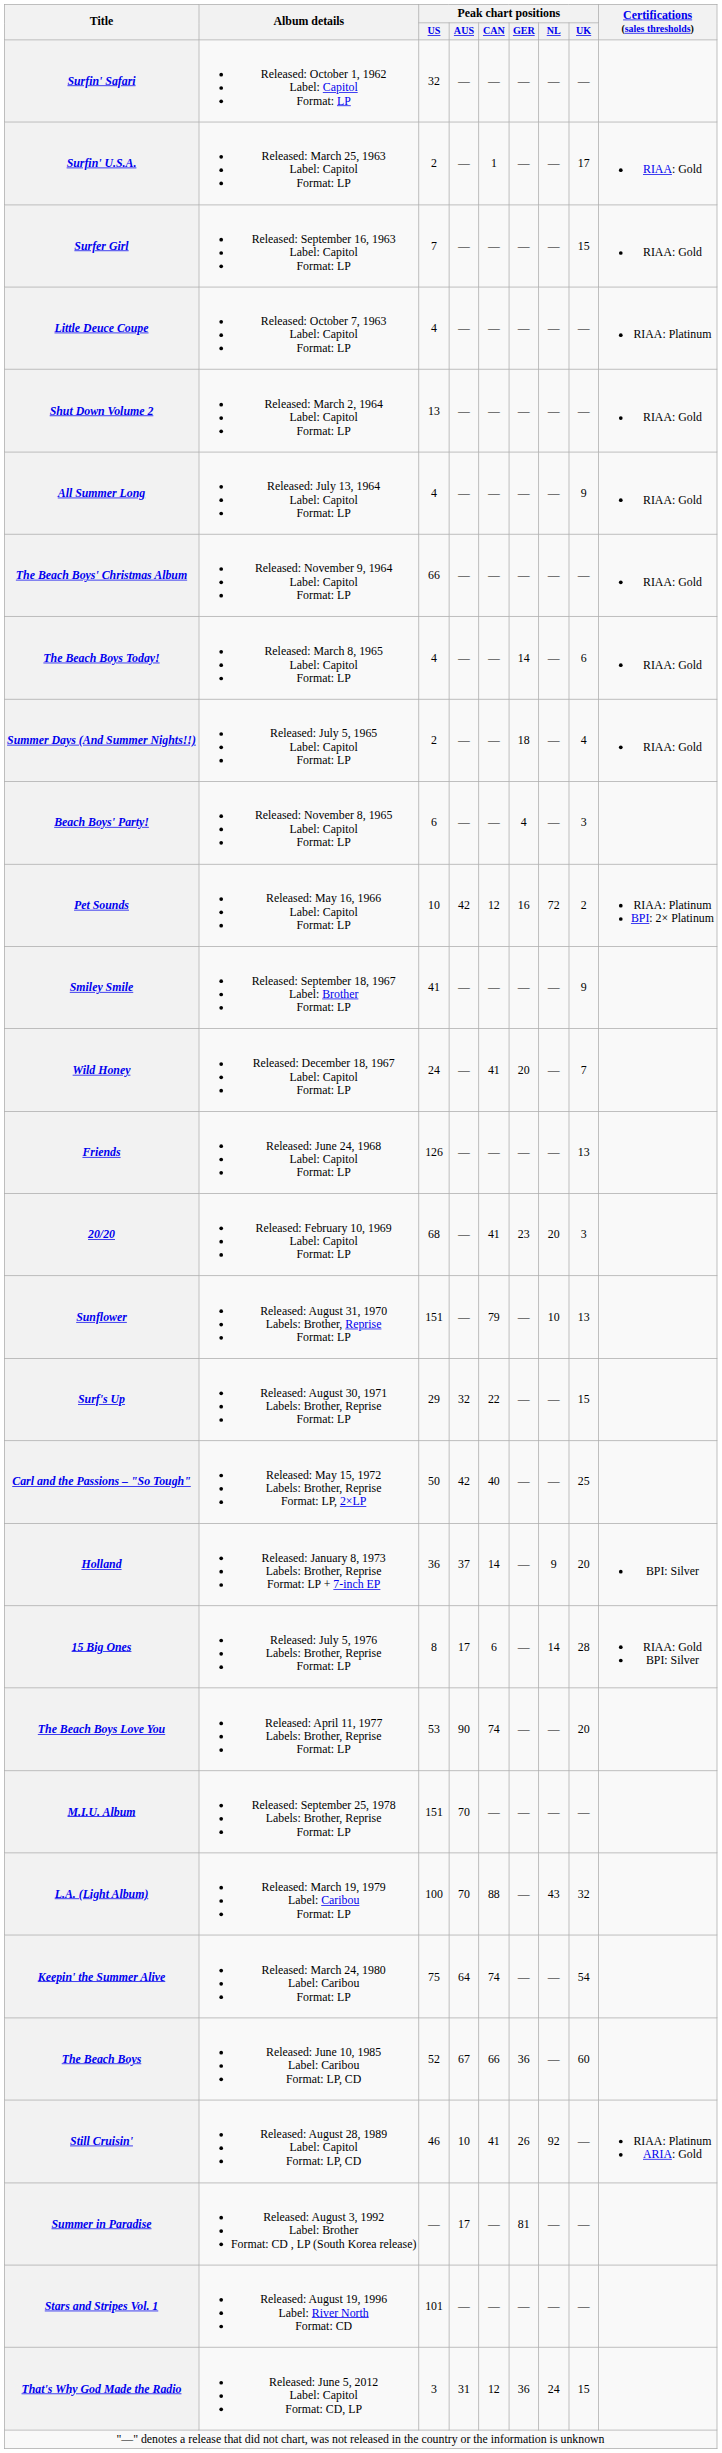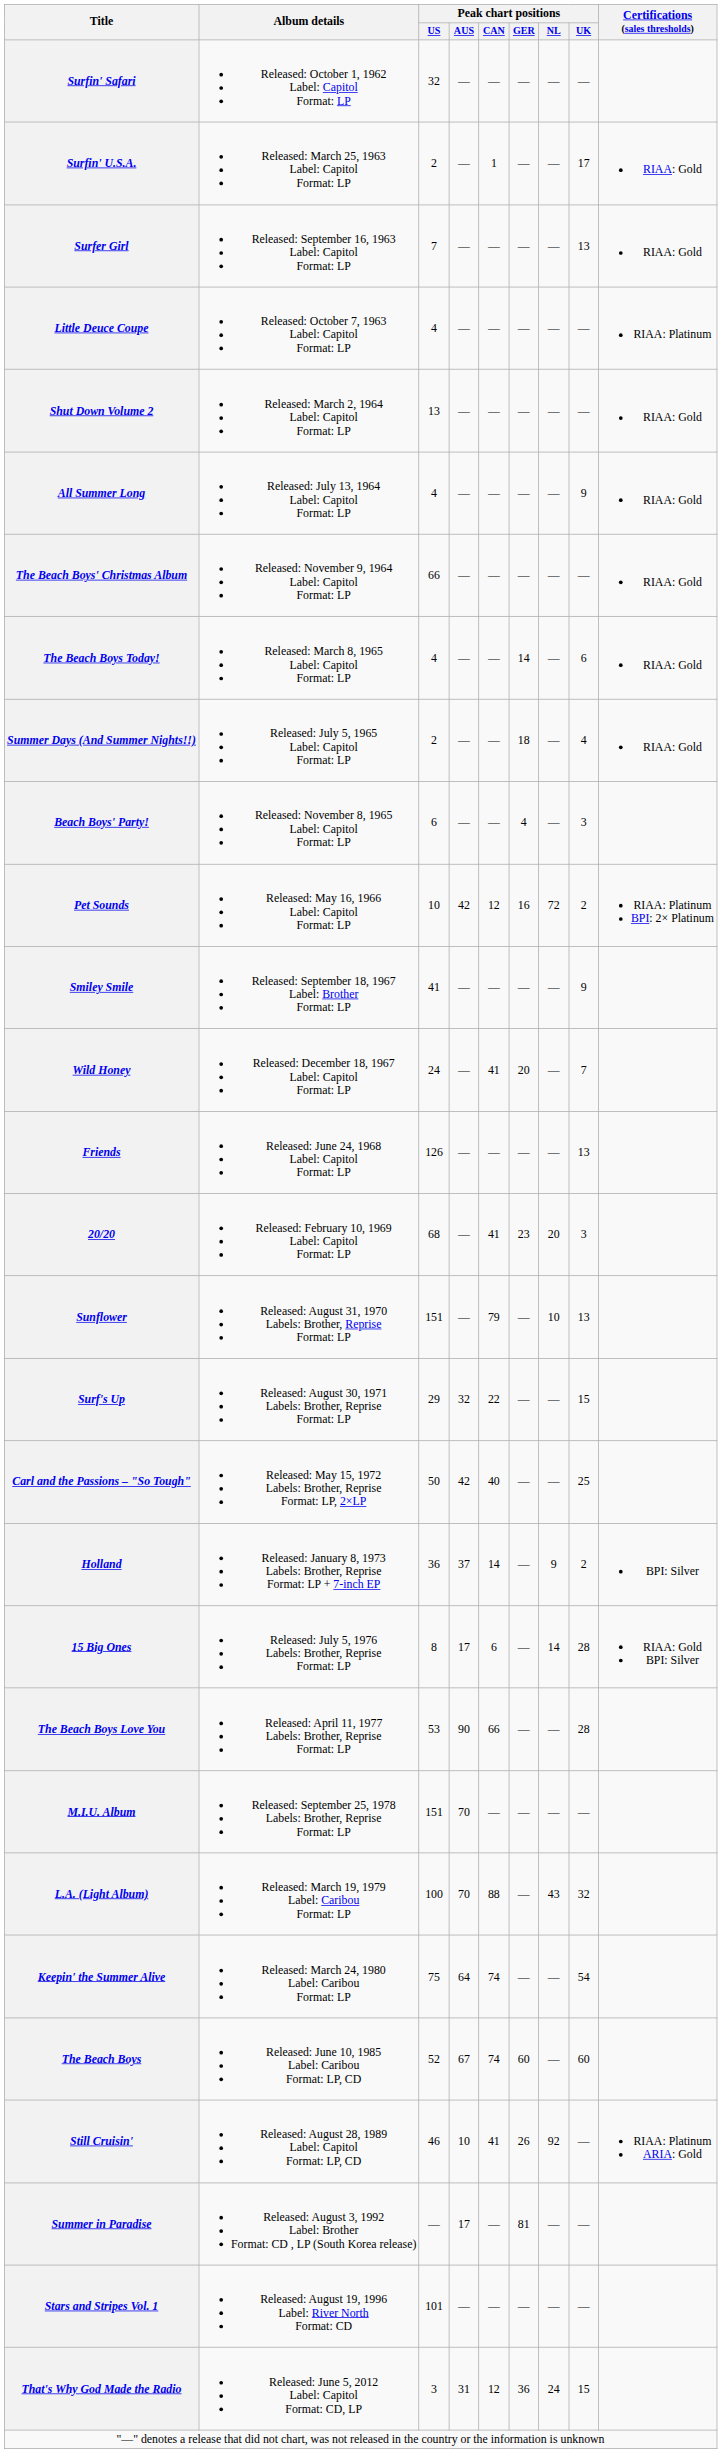(584, 245) 15 -> (584, 245) 13
(584, 1564) 20 -> (584, 1564) 2
(494, 1729) 74 -> (494, 1729) 66
(584, 1729) 20 -> (584, 1729) 28
(494, 2059) 66 -> (494, 2059) 74
(524, 2059) 36 -> (524, 2059) 60
